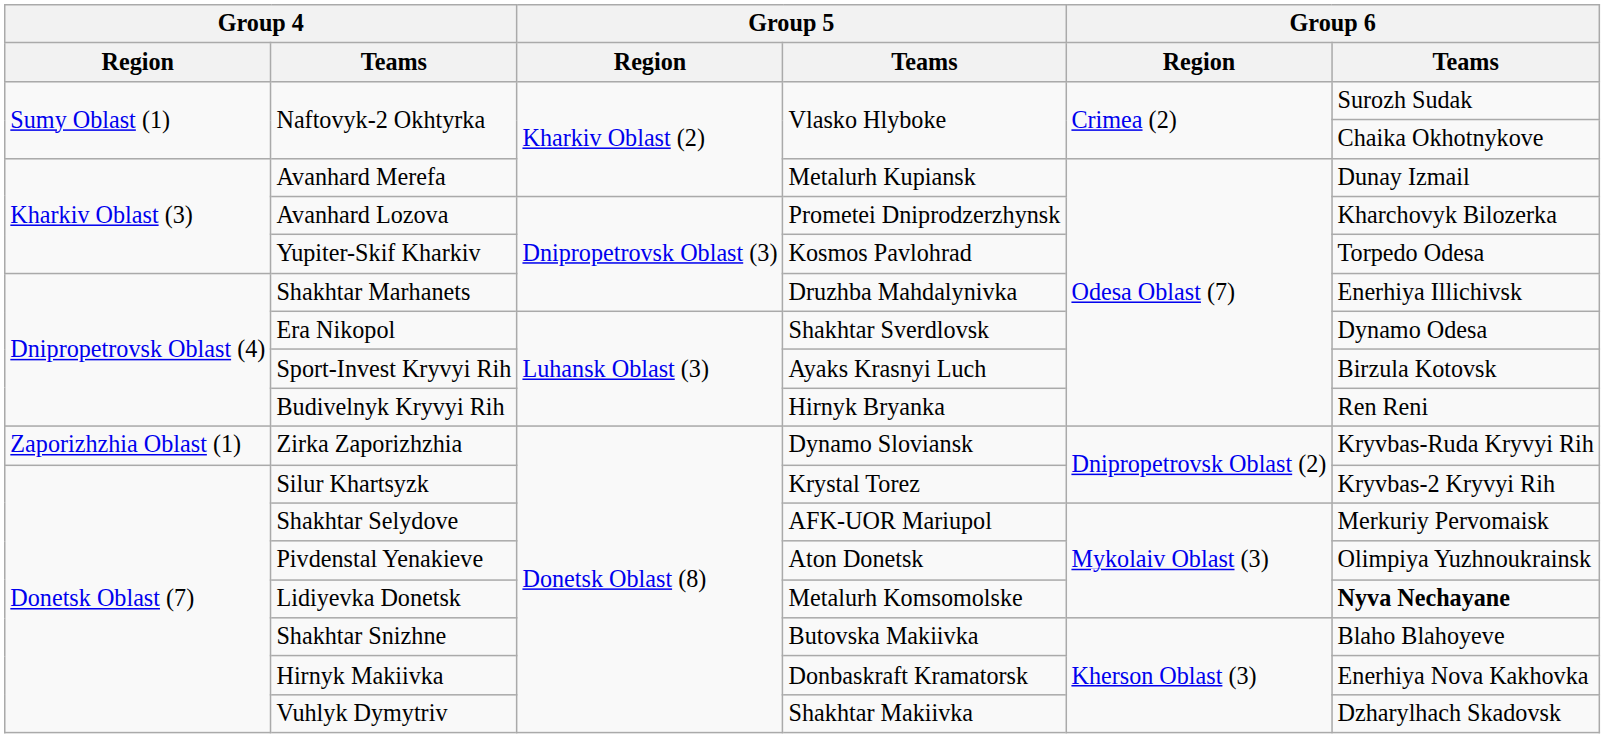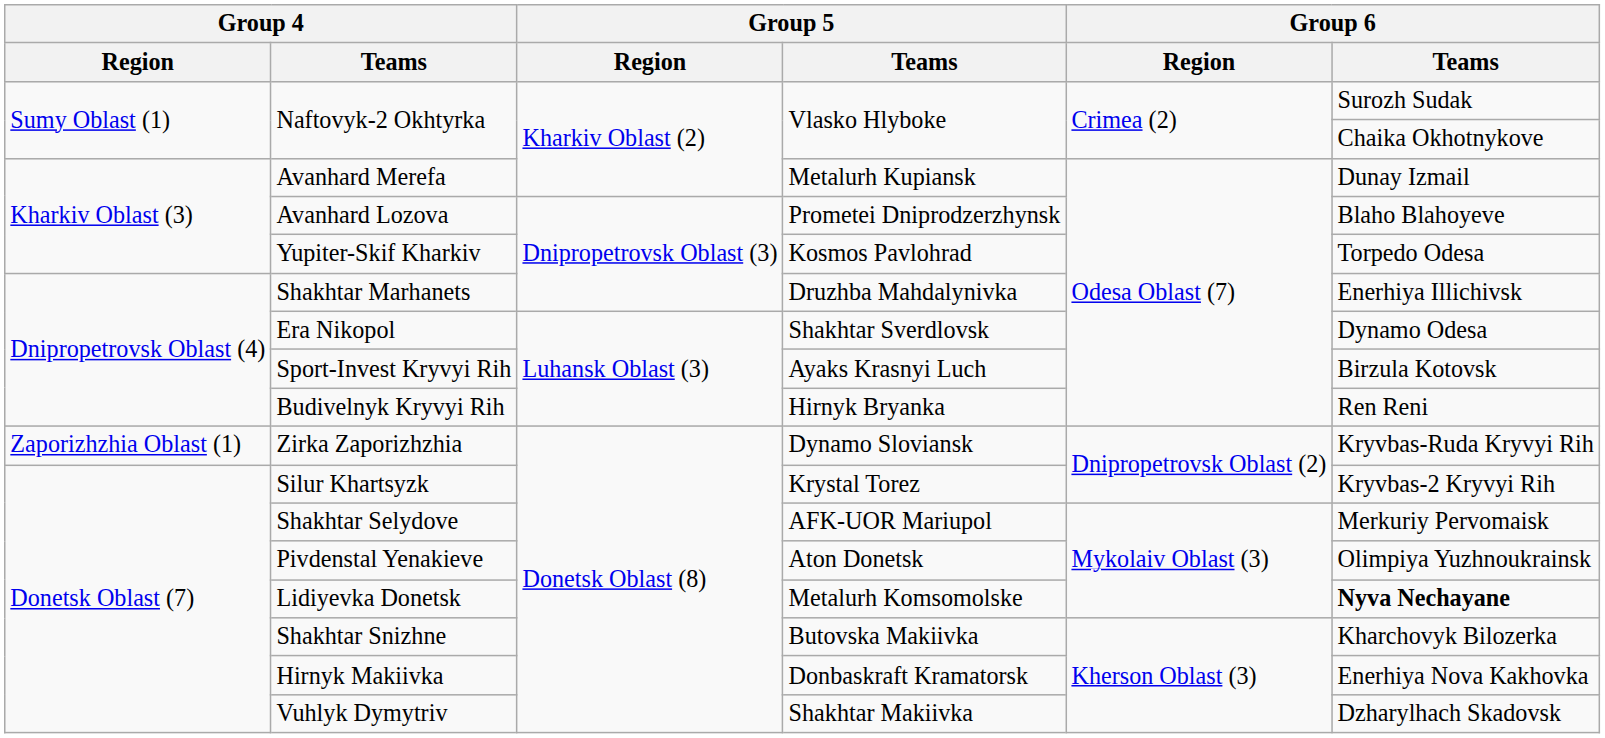(1447, 215) Kharchovyk Bilozerka -> (1421, 215) Blaho Blahoyeve
(1421, 636) Blaho Blahoyeve -> (1447, 636) Kharchovyk Bilozerka
